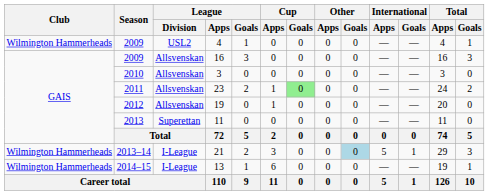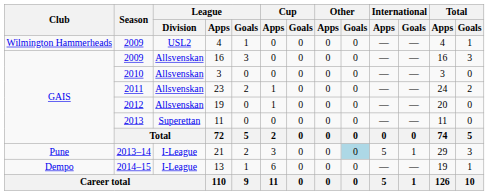(301, 89) lightgreen background -> (301, 89) no background
(59, 151) Wilmington Hammerheads -> (59, 151) Pune
(59, 167) Wilmington Hammerheads -> (59, 167) Dempo
